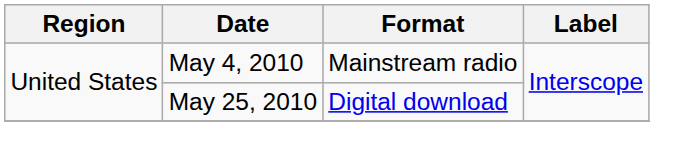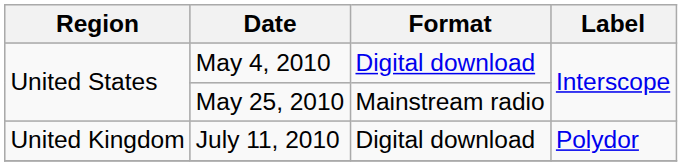(423, 62) Mainstream radio -> (445, 62) Digital download
(418, 101) Digital download -> (450, 101) Mainstream radio
+ row: (268, 140)
